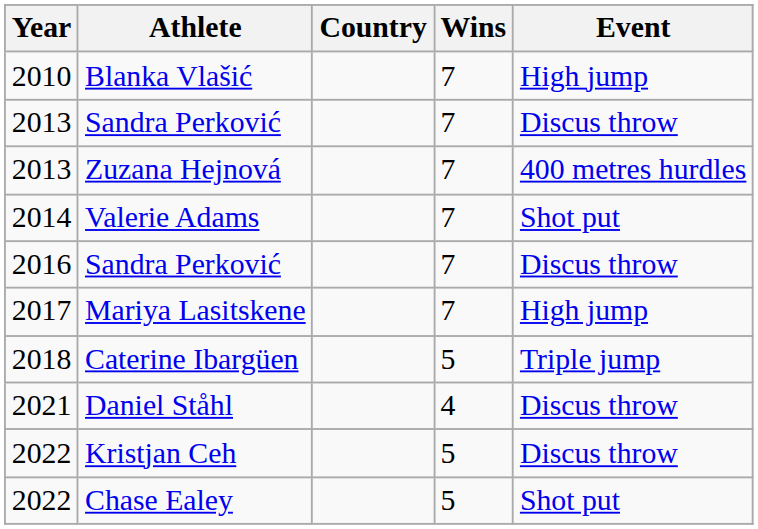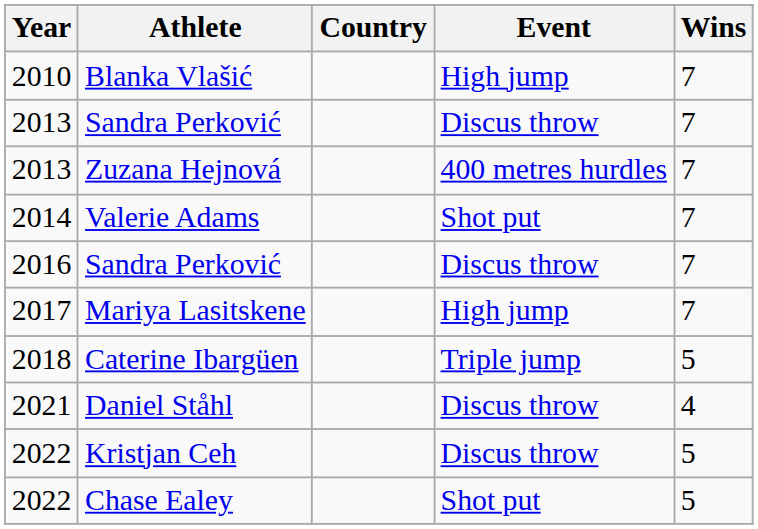columns swapped: (633, 28) <-> (473, 28)
